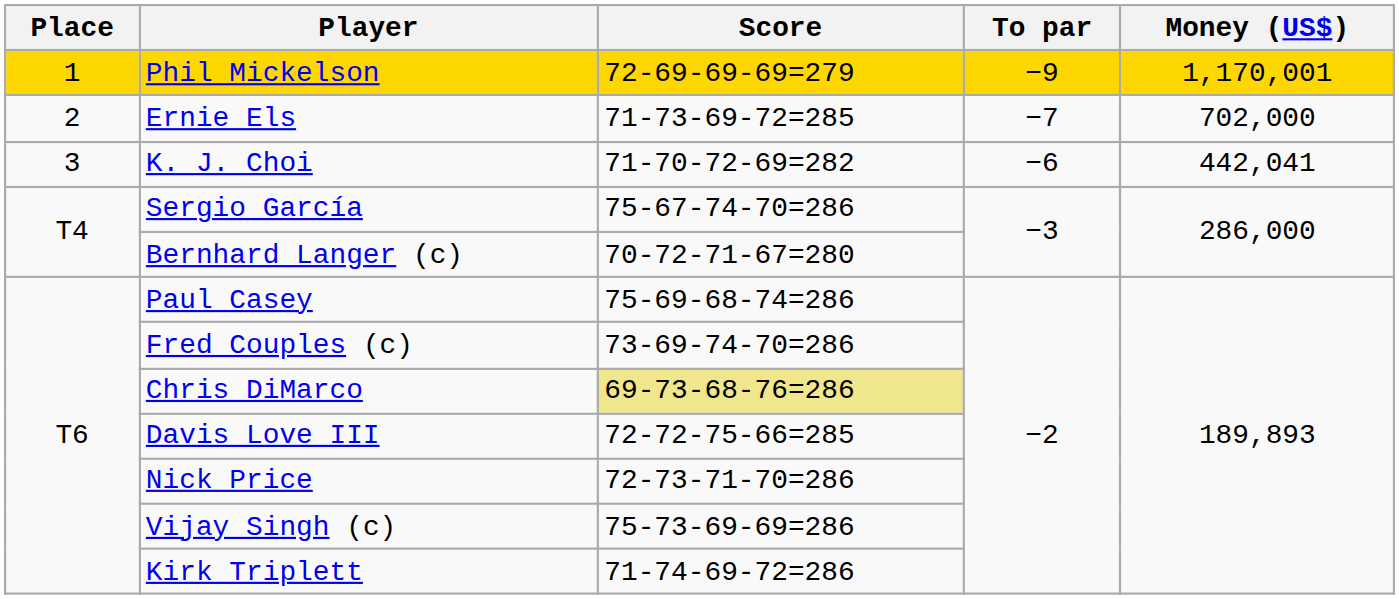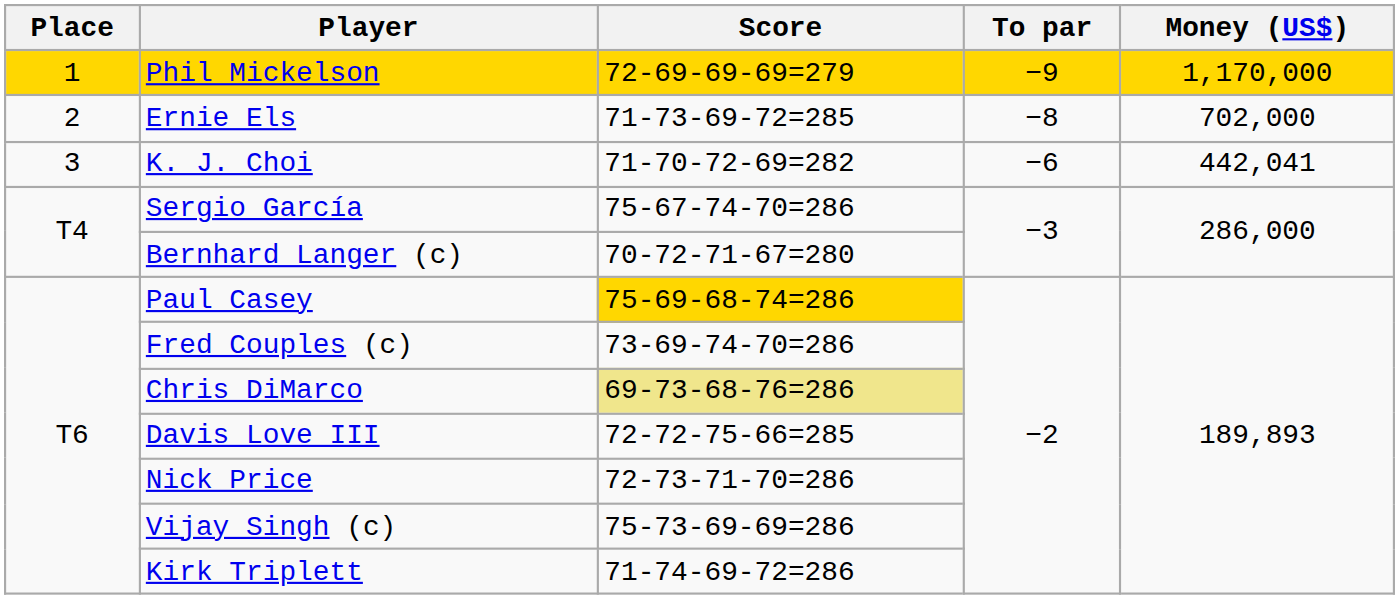(1257, 73) 1,170,001 -> (1257, 73) 1,170,000
(1042, 118) −7 -> (1042, 118) −8
(729, 300) no background -> (729, 300) gold background
